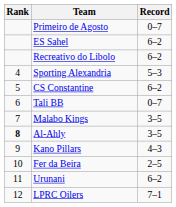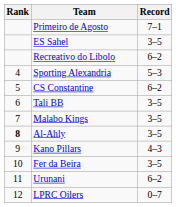(155, 27) 0–7 -> (155, 27) 7–1
(155, 42) 6–2 -> (155, 42) 3–5
(155, 103) 0–7 -> (155, 103) 3–5
(155, 164) 2–5 -> (155, 164) 3–5
(155, 194) 7–1 -> (155, 194) 0–7
